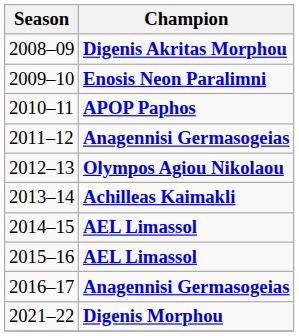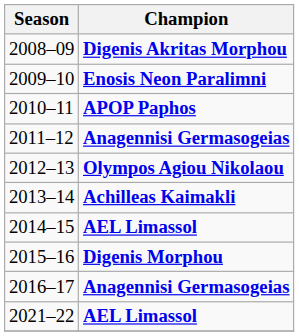(140, 256) AEL Limassol -> (153, 256) Digenis Morphou
(153, 316) Digenis Morphou -> (140, 316) AEL Limassol
